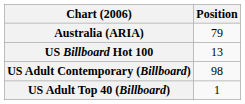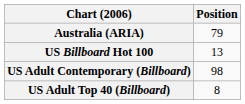(217, 90) 1 -> (217, 90) 8
